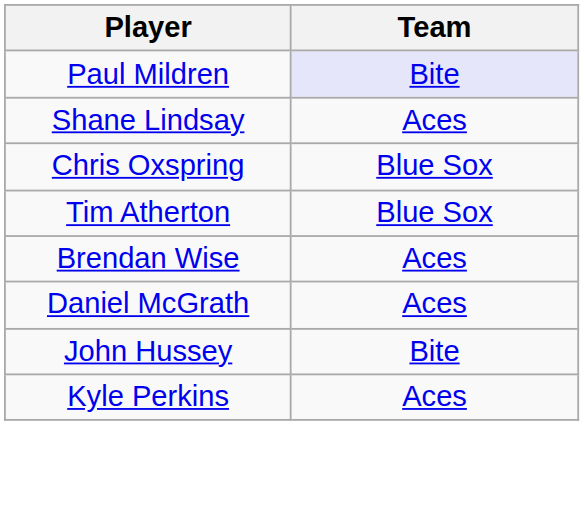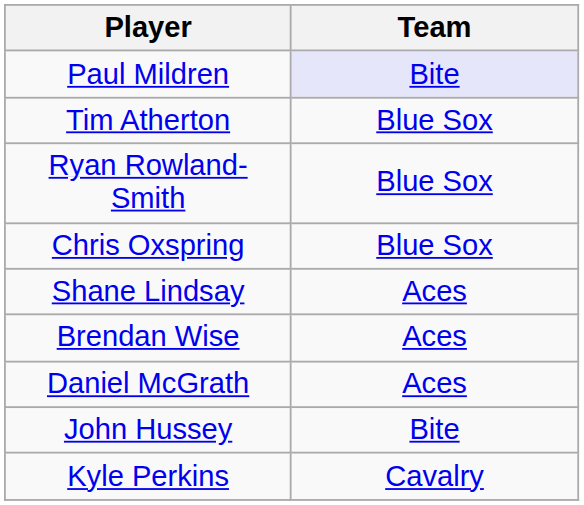rows swapped: (148, 119) <-> (148, 212)
+ row: (148, 182)
(435, 397) Aces -> (435, 475) Cavalry
